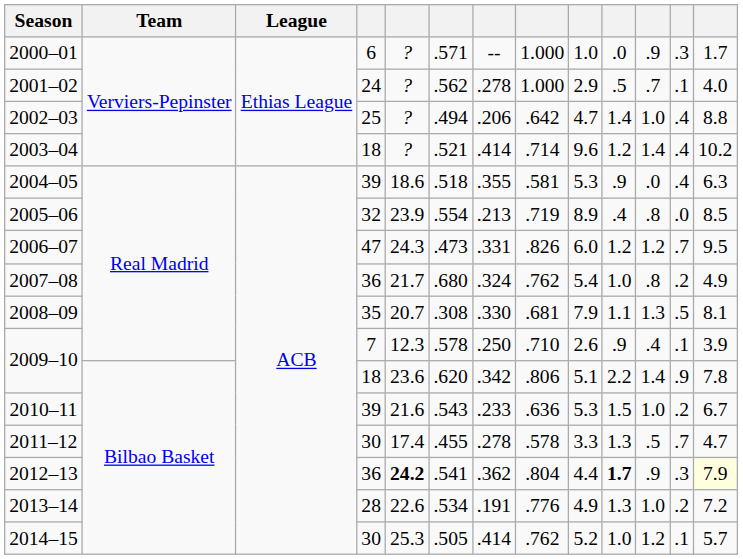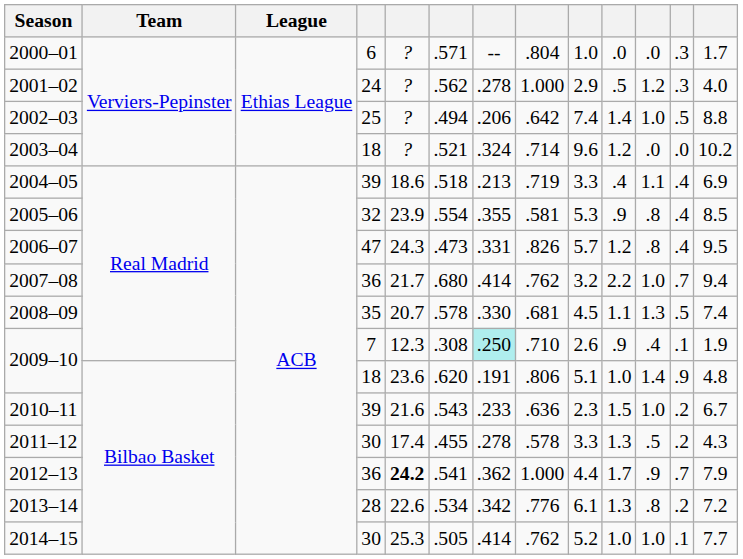(542, 53) 1.000 -> (542, 53) .804
(653, 53) .9 -> (653, 53) .0
(653, 85) .7 -> (653, 85) 1.2
(682, 85) .1 -> (682, 85) .3
(586, 117) 4.7 -> (586, 117) 7.4
(682, 117) .4 -> (682, 117) .5
(494, 150) .414 -> (494, 150) .324
(653, 150) 1.4 -> (653, 150) .0
(682, 150) .4 -> (682, 150) .0
(494, 182) .355 -> (494, 182) .213
(542, 182) .581 -> (542, 182) .719
(586, 182) 5.3 -> (586, 182) 3.3
(619, 182) .9 -> (619, 182) .4
(653, 182) .0 -> (653, 182) 1.1
(715, 182) 6.3 -> (715, 182) 6.9
(494, 214) .213 -> (494, 214) .355
(542, 214) .719 -> (542, 214) .581
(586, 214) 8.9 -> (586, 214) 5.3
(619, 214) .4 -> (619, 214) .9
(682, 214) .0 -> (682, 214) .4
(586, 247) 6.0 -> (586, 247) 5.7
(653, 247) 1.2 -> (653, 247) .8
(682, 247) .7 -> (682, 247) .4
(494, 279) .324 -> (494, 279) .414
(586, 279) 5.4 -> (586, 279) 3.2
(619, 279) 1.0 -> (619, 279) 2.2
(653, 279) .8 -> (653, 279) 1.0
(682, 279) .2 -> (682, 279) .7
(715, 279) 4.9 -> (715, 279) 9.4
(451, 311) .308 -> (451, 311) .578
(586, 311) 7.9 -> (586, 311) 4.5
(715, 311) 8.1 -> (715, 311) 7.4
(451, 344) .578 -> (451, 344) .308
(494, 344) no background -> (494, 344) paleturquoise background
(715, 344) 3.9 -> (715, 344) 1.9
(494, 376) .342 -> (494, 376) .191
(619, 376) 2.2 -> (619, 376) 1.0
(715, 376) 7.8 -> (715, 376) 4.8
(586, 408) 5.3 -> (586, 408) 2.3
(682, 441) .7 -> (682, 441) .2
(715, 441) 4.7 -> (715, 441) 4.3
(542, 473) .804 -> (542, 473) 1.000
(619, 473) bold -> (619, 473) normal
(682, 473) .3 -> (682, 473) .7
(715, 473) lightyellow background -> (715, 473) no background
(494, 505) .191 -> (494, 505) .342
(586, 505) 4.9 -> (586, 505) 6.1
(653, 505) 1.0 -> (653, 505) .8
(653, 538) 1.2 -> (653, 538) 1.0
(715, 538) 5.7 -> (715, 538) 7.7
